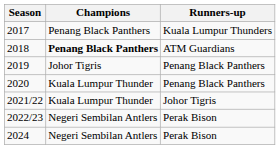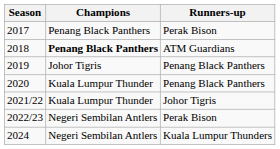(218, 30) Kuala Lumpur Thunders -> (190, 30) Perak Bison
(190, 135) Perak Bison -> (218, 135) Kuala Lumpur Thunders
